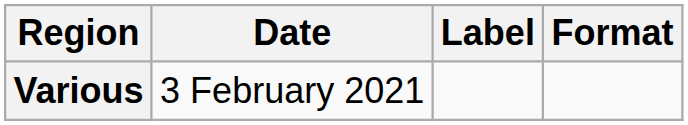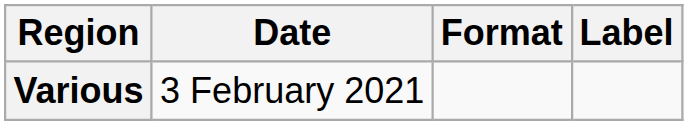columns swapped: (613, 33) <-> (488, 33)
